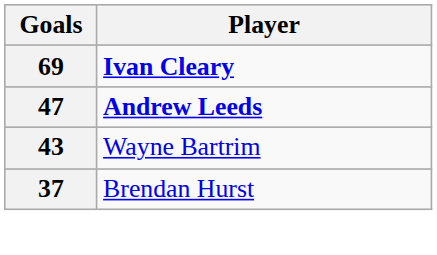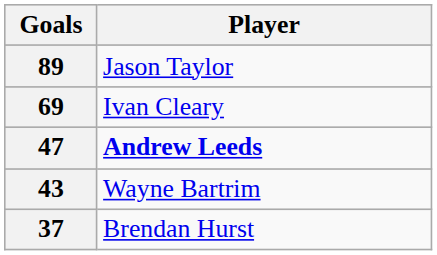+ row: (51, 65)
(169, 65) bold -> (164, 106) normal
